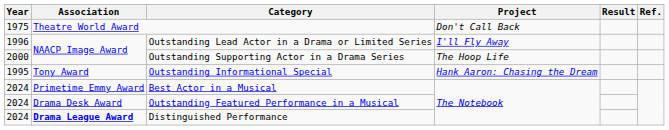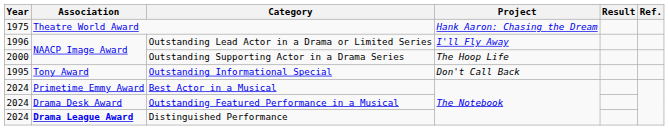(478, 27) Don't Call Back -> (517, 27) Hank Aaron: Chasing the Dream
(517, 72) Hank Aaron: Chasing the Dream -> (478, 72) Don't Call Back
